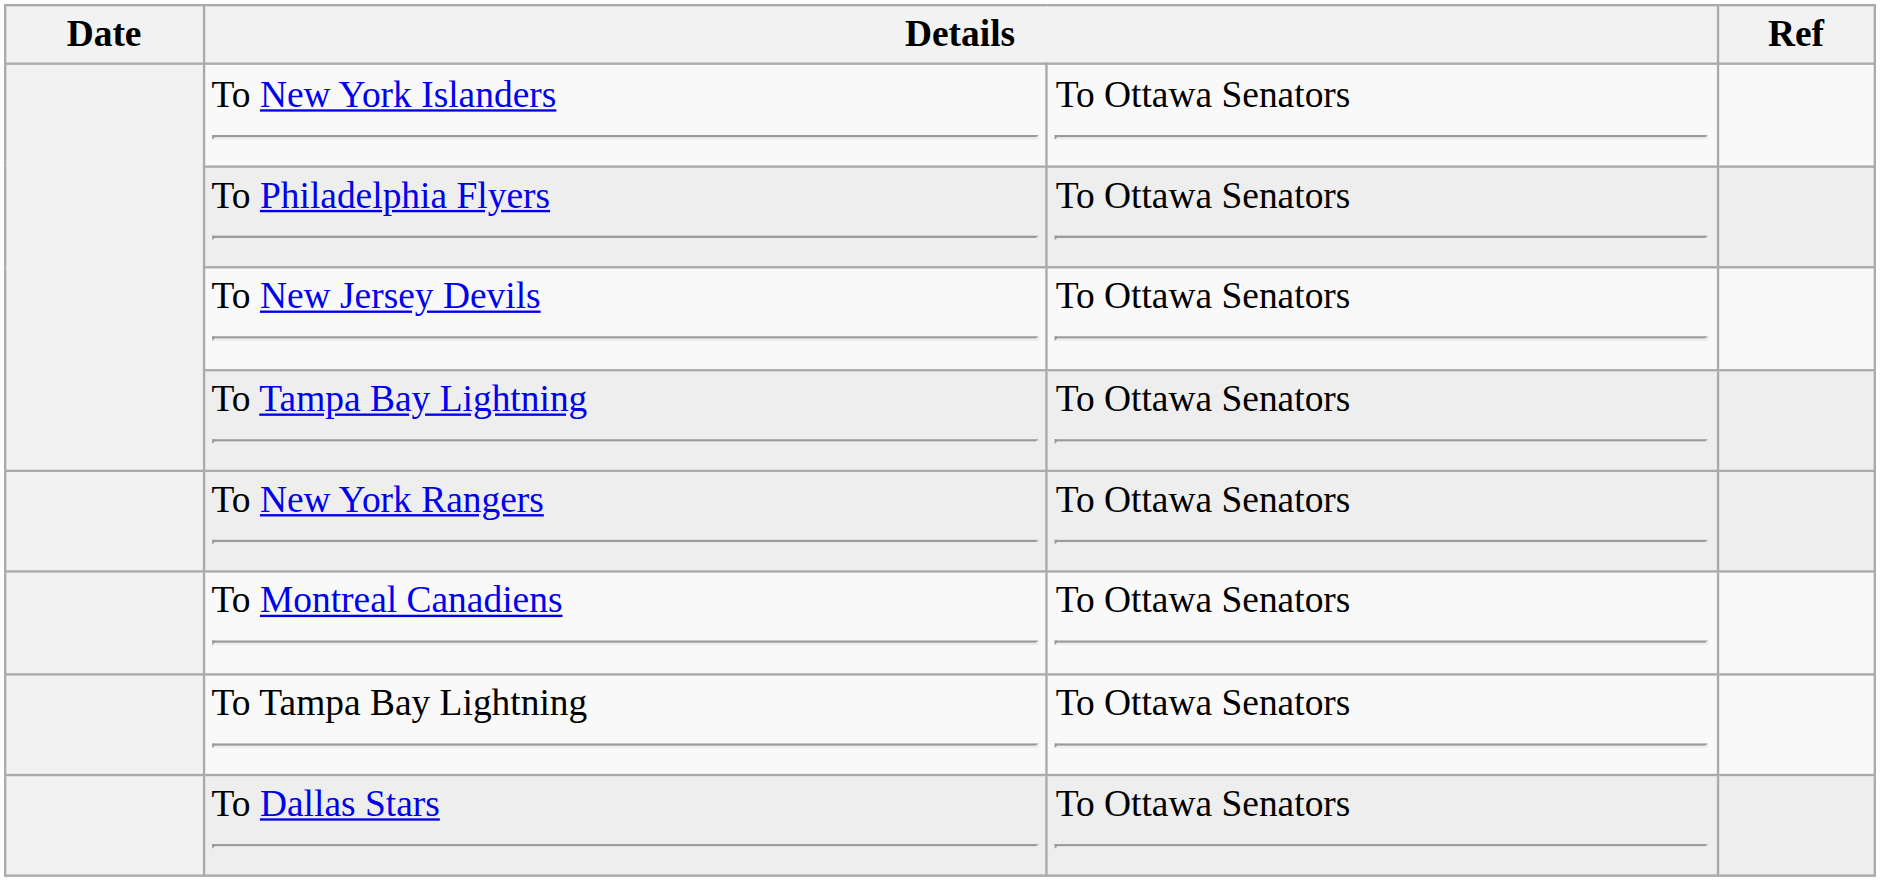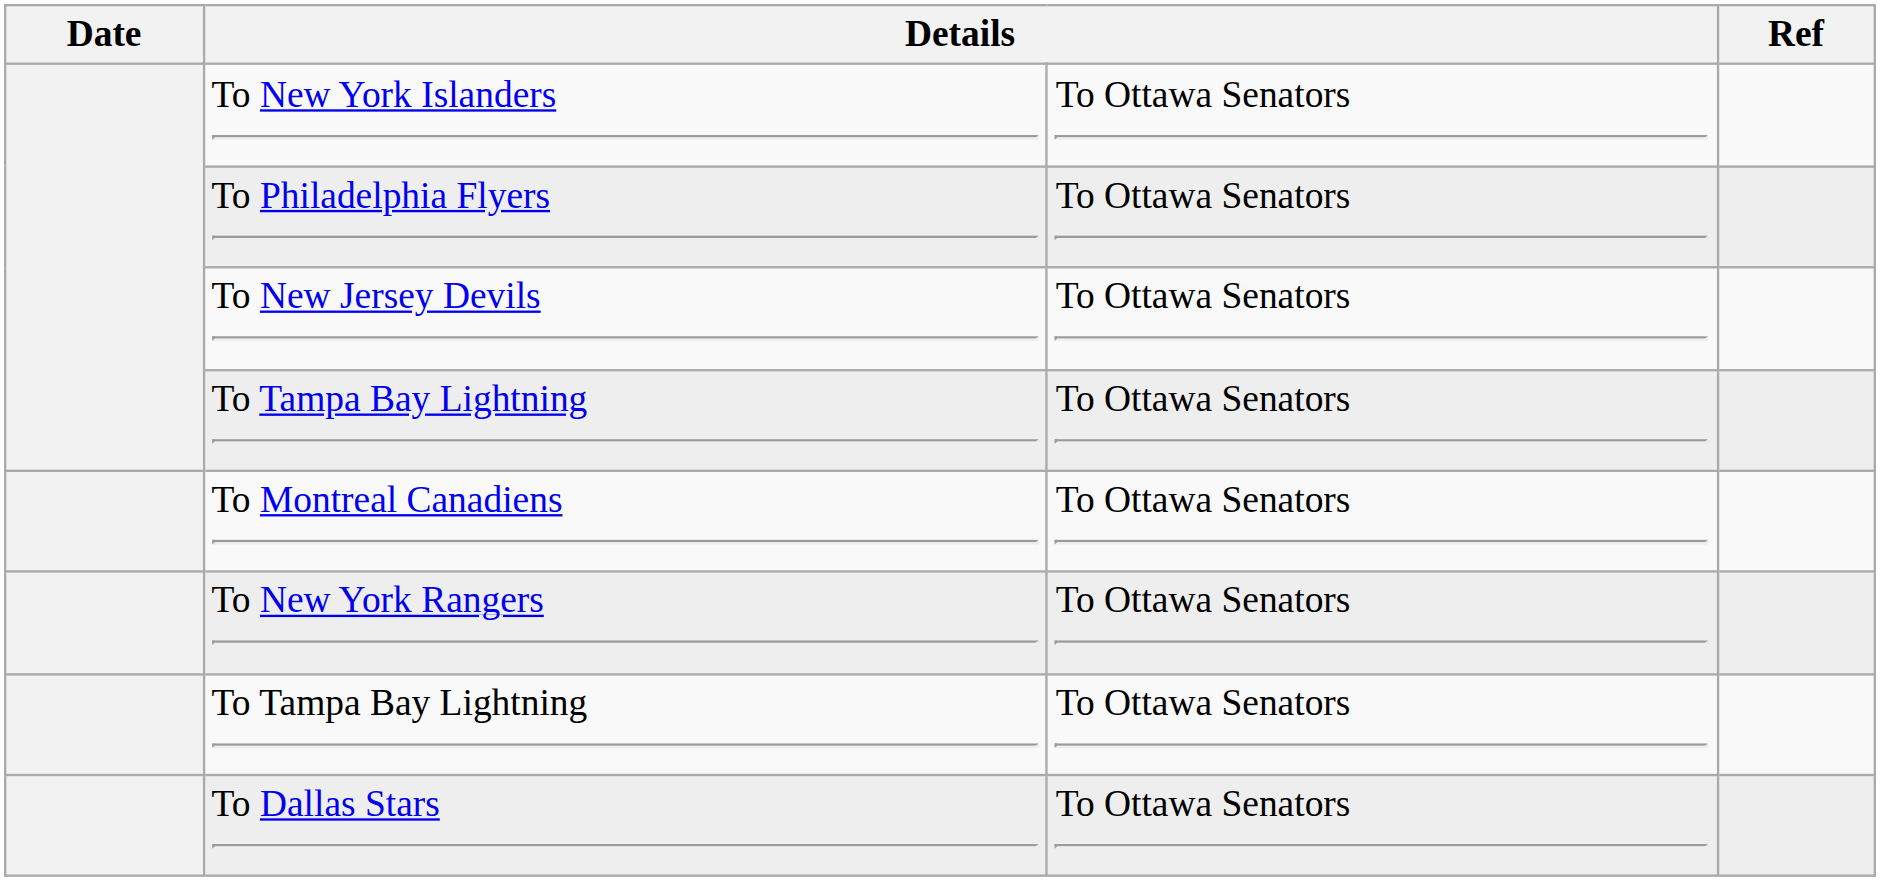rows swapped: (104, 623) <-> (104, 521)
